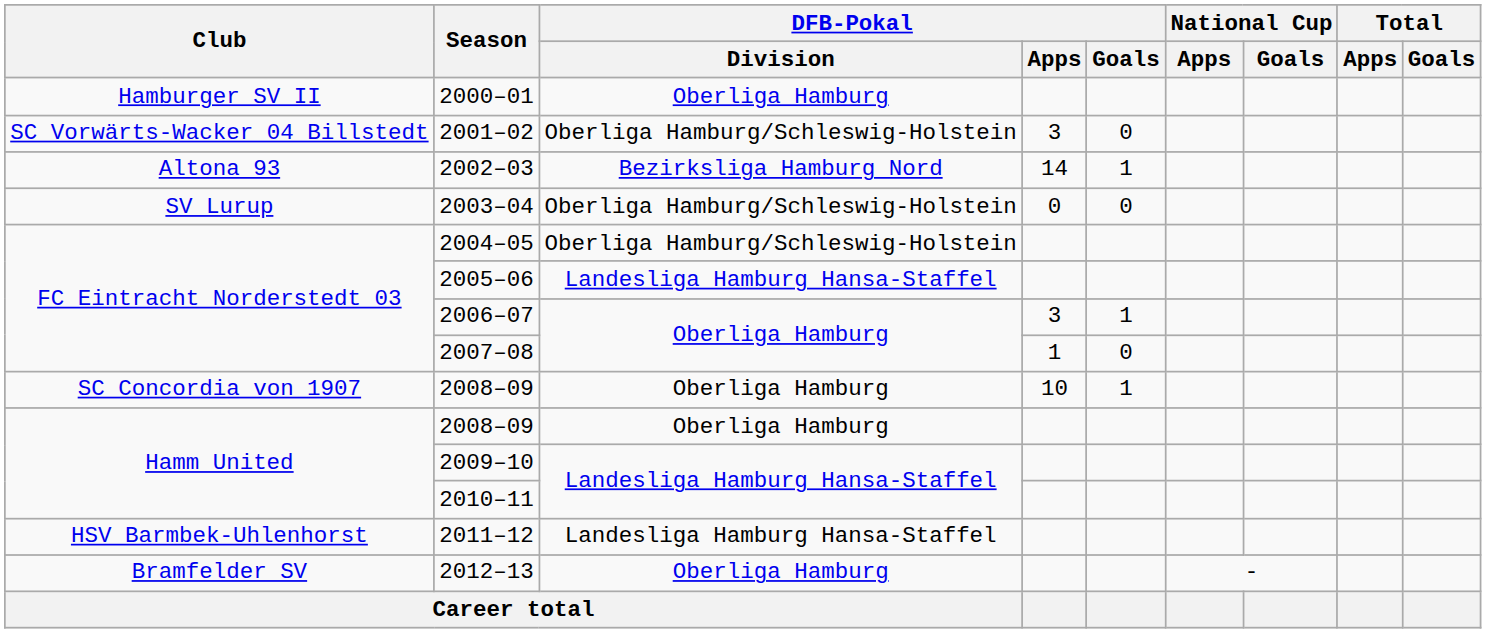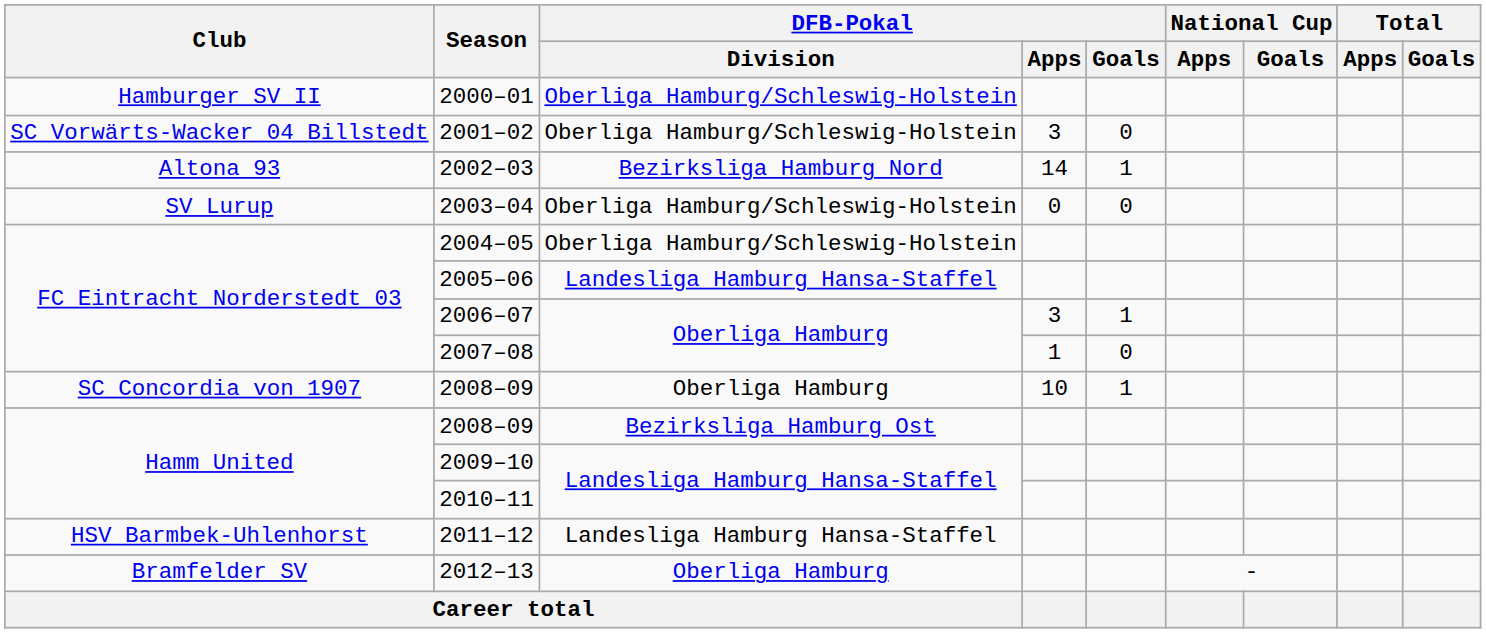(781, 97) Oberliga Hamburg -> (781, 97) Oberliga Hamburg/Schleswig-Holstein
(781, 426) Oberliga Hamburg -> (781, 426) Bezirksliga Hamburg Ost
